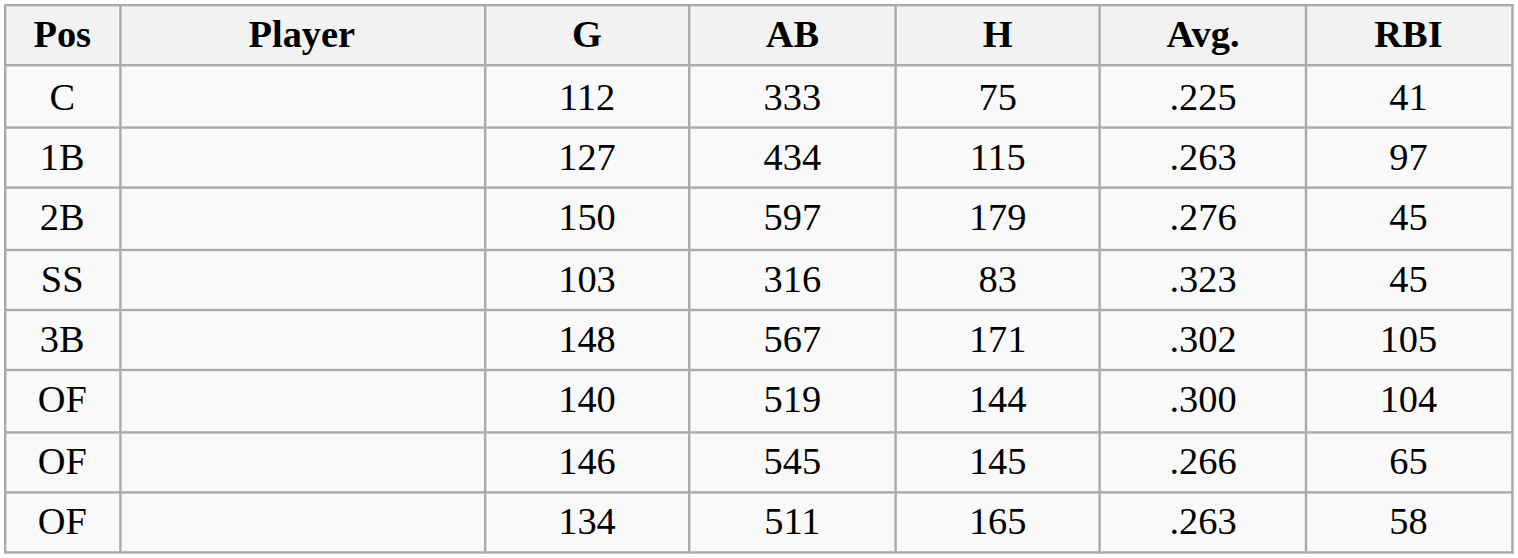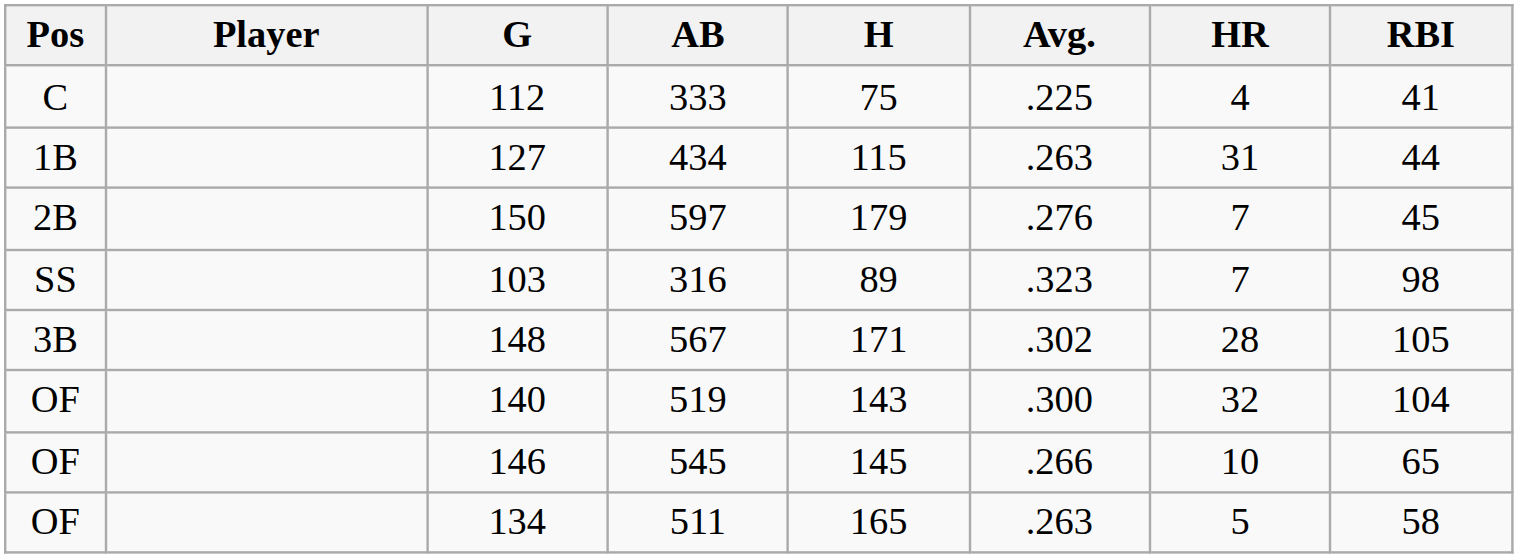+ column: (1240, 34)
(1408, 156) 97 -> (1421, 156) 44
(998, 278) 83 -> (879, 278) 89
(1408, 278) 45 -> (1421, 278) 98
(998, 400) 144 -> (879, 400) 143
